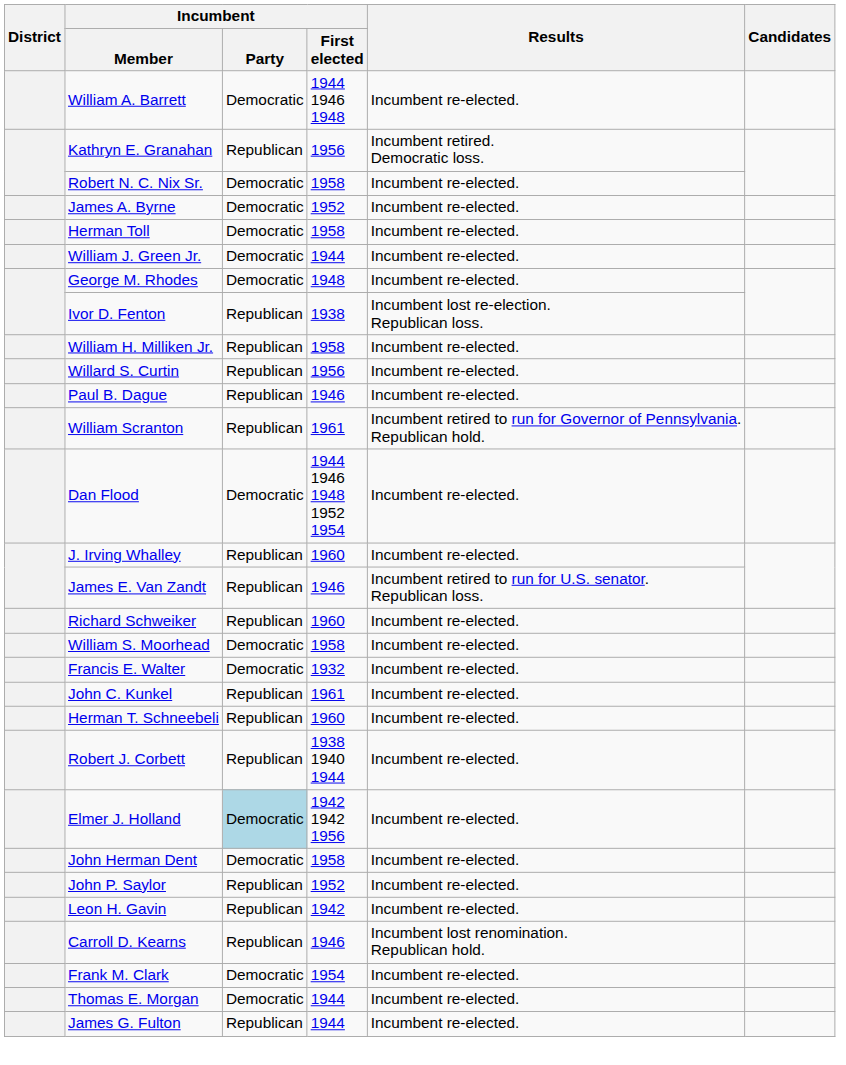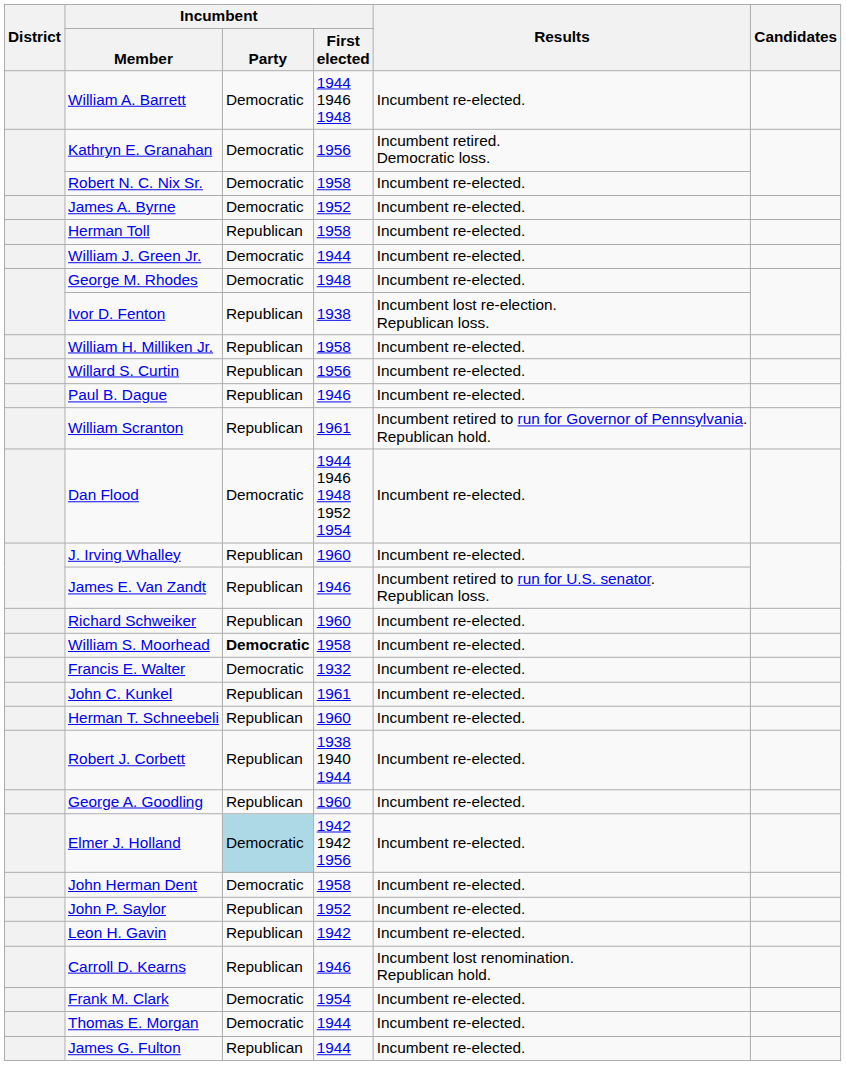(264, 150) Republican -> (265, 150) Democratic
(265, 231) Democratic -> (264, 231) Republican
(265, 645) normal -> (268, 645) bold
+ row: (135, 801)
